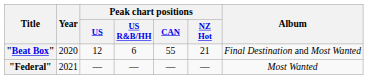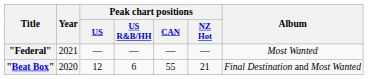rows swapped: (30, 51) <-> (30, 67)
